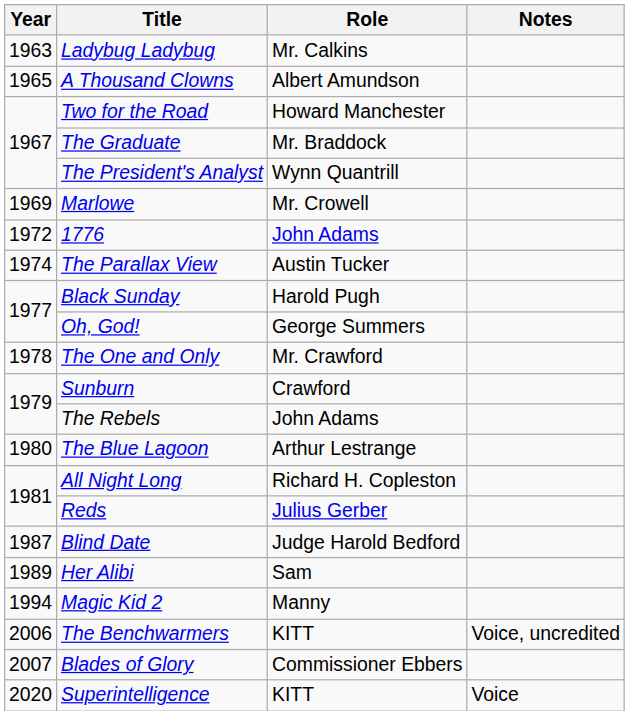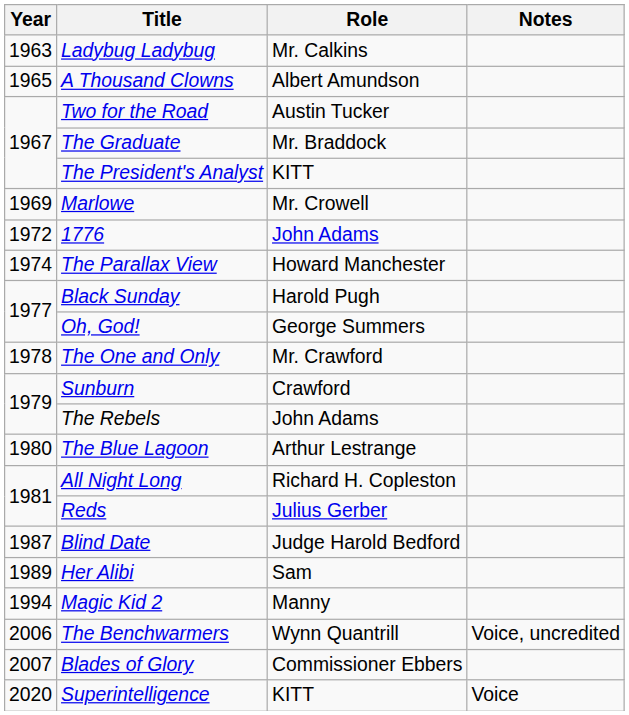(359, 111) Howard Manchester -> (331, 111) Austin Tucker
(335, 173) Wynn Quantrill -> (293, 173) KITT
(331, 265) Austin Tucker -> (359, 265) Howard Manchester
(293, 633) KITT -> (335, 633) Wynn Quantrill
